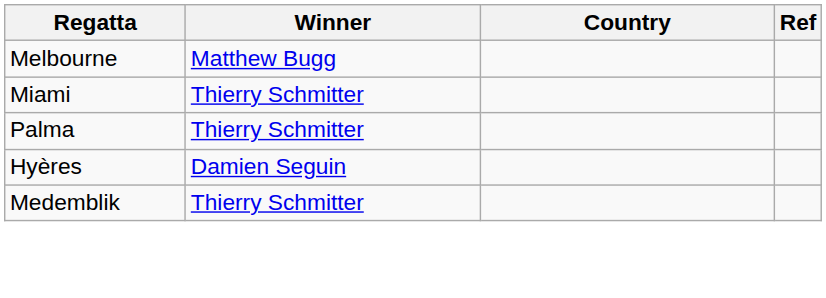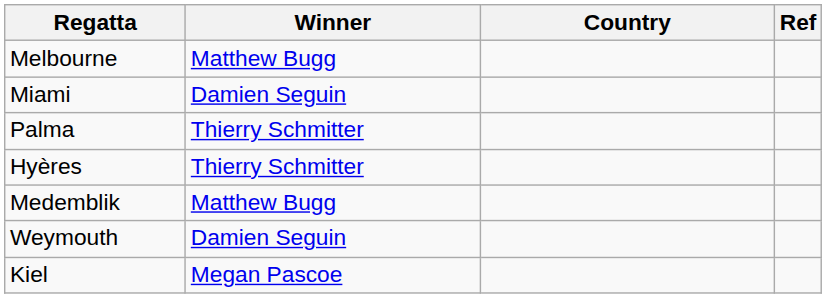(277, 94) Thierry Schmitter -> (268, 94) Damien Seguin
(268, 166) Damien Seguin -> (277, 166) Thierry Schmitter
(277, 202) Thierry Schmitter -> (263, 202) Matthew Bugg
+ row: (64, 238)
+ row: (29, 274)
